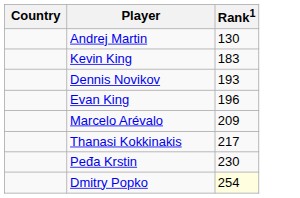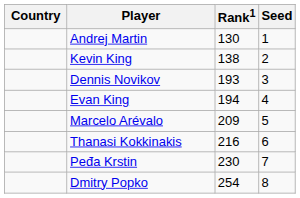+ column: (277, 16)
(229, 59) 183 -> (229, 59) 138
(229, 100) 196 -> (229, 100) 194
(229, 141) 217 -> (229, 141) 216
(229, 182) lightyellow background -> (229, 182) no background
